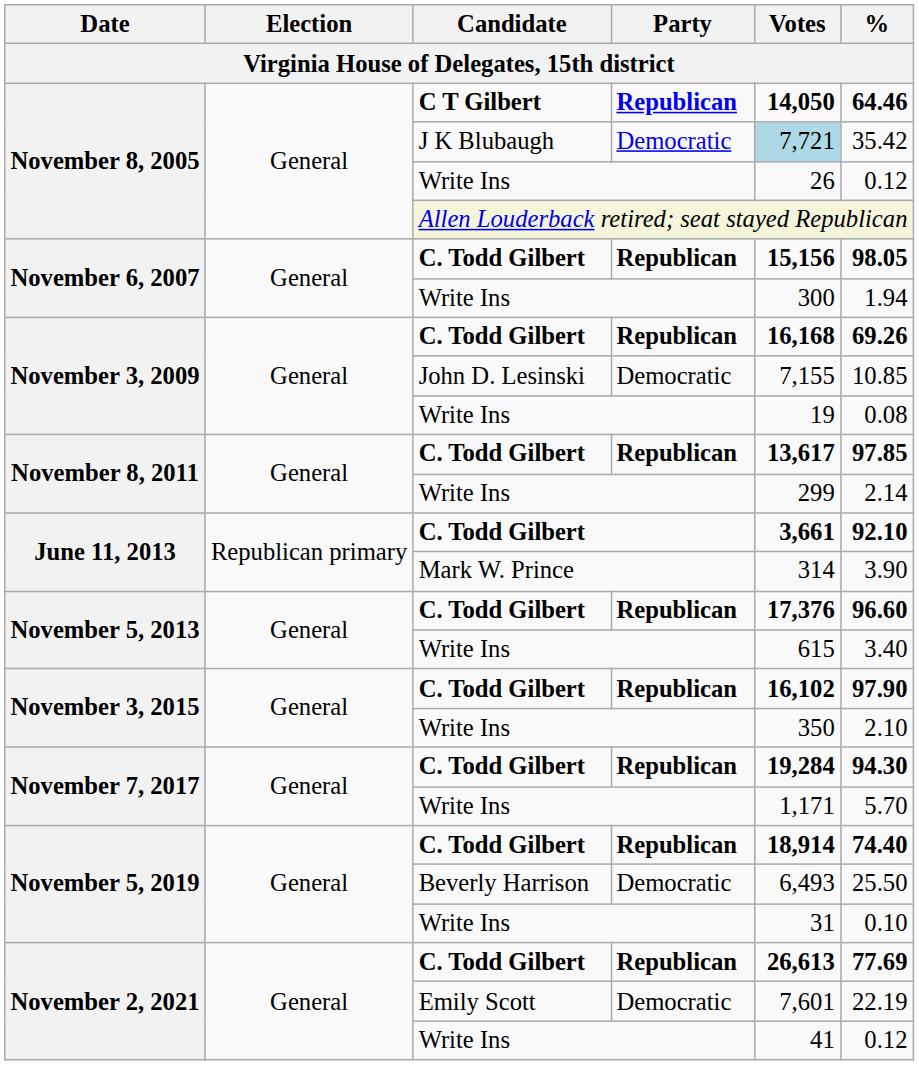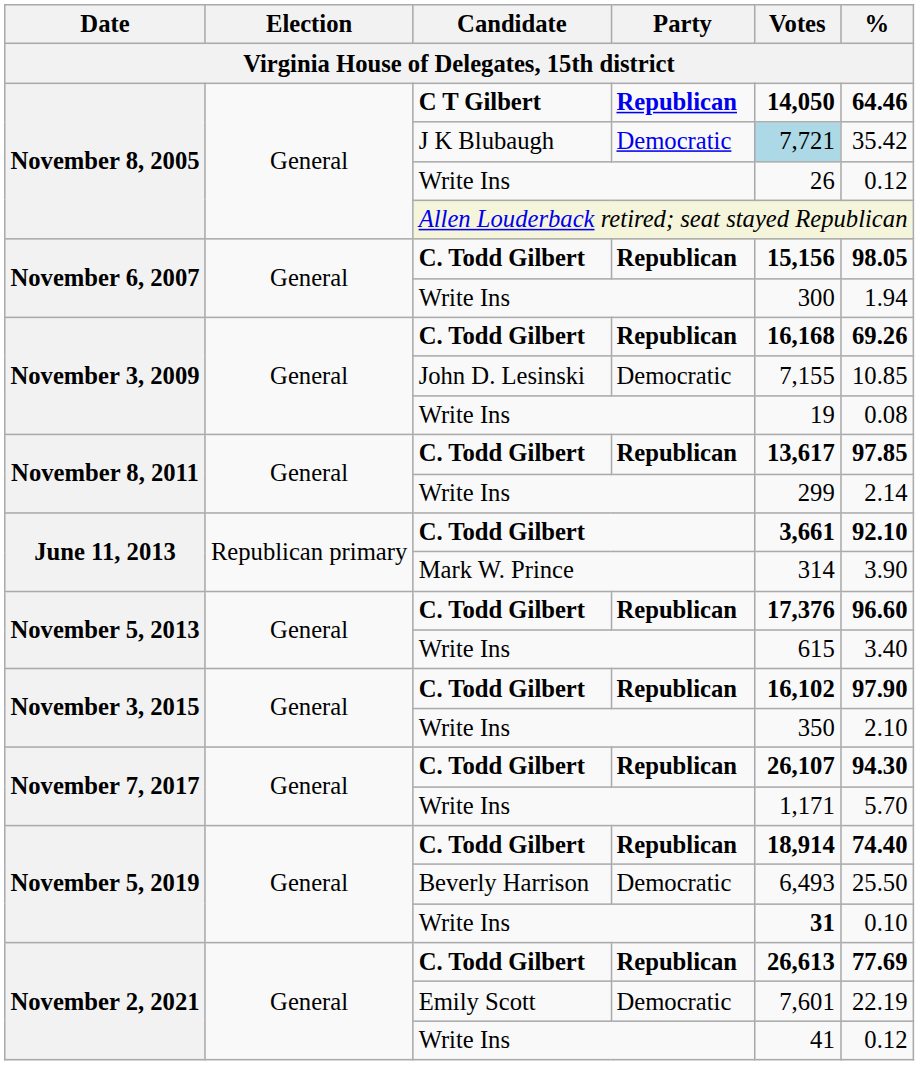(801, 766) 19,284 -> (801, 766) 26,107
(822, 922) normal -> (822, 922) bold
